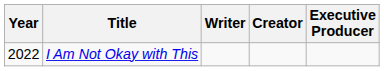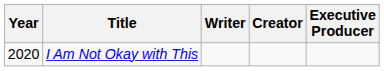(24, 54) 2022 -> (24, 54) 2020
